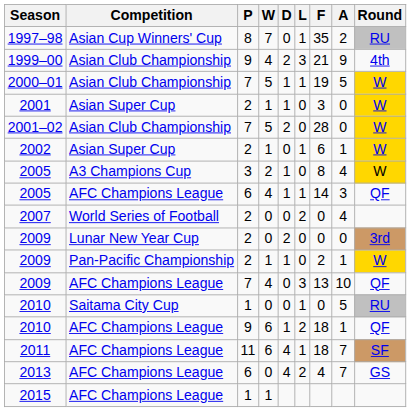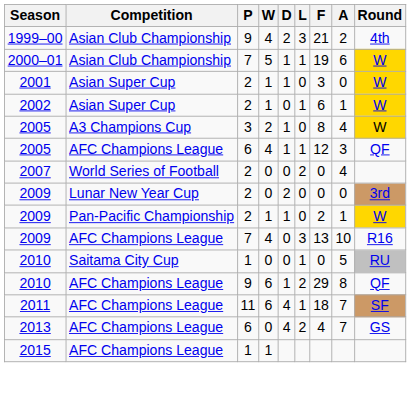- row: (35, 37)
(343, 60) 9 -> (343, 37) 2
(343, 82) 5 -> (343, 60) 6
- row: (35, 127)
(321, 194) 14 -> (321, 149) 12
(380, 283) QF -> (380, 238) R16
(321, 328) 18 -> (321, 283) 29
(343, 328) 1 -> (343, 283) 8
